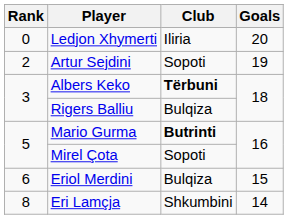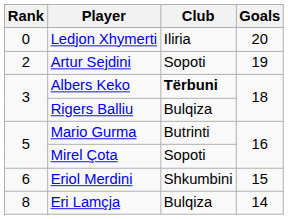(190, 132) bold -> (187, 132) normal
(188, 179) Bulqiza -> (198, 179) Shkumbini
(198, 202) Shkumbini -> (188, 202) Bulqiza
